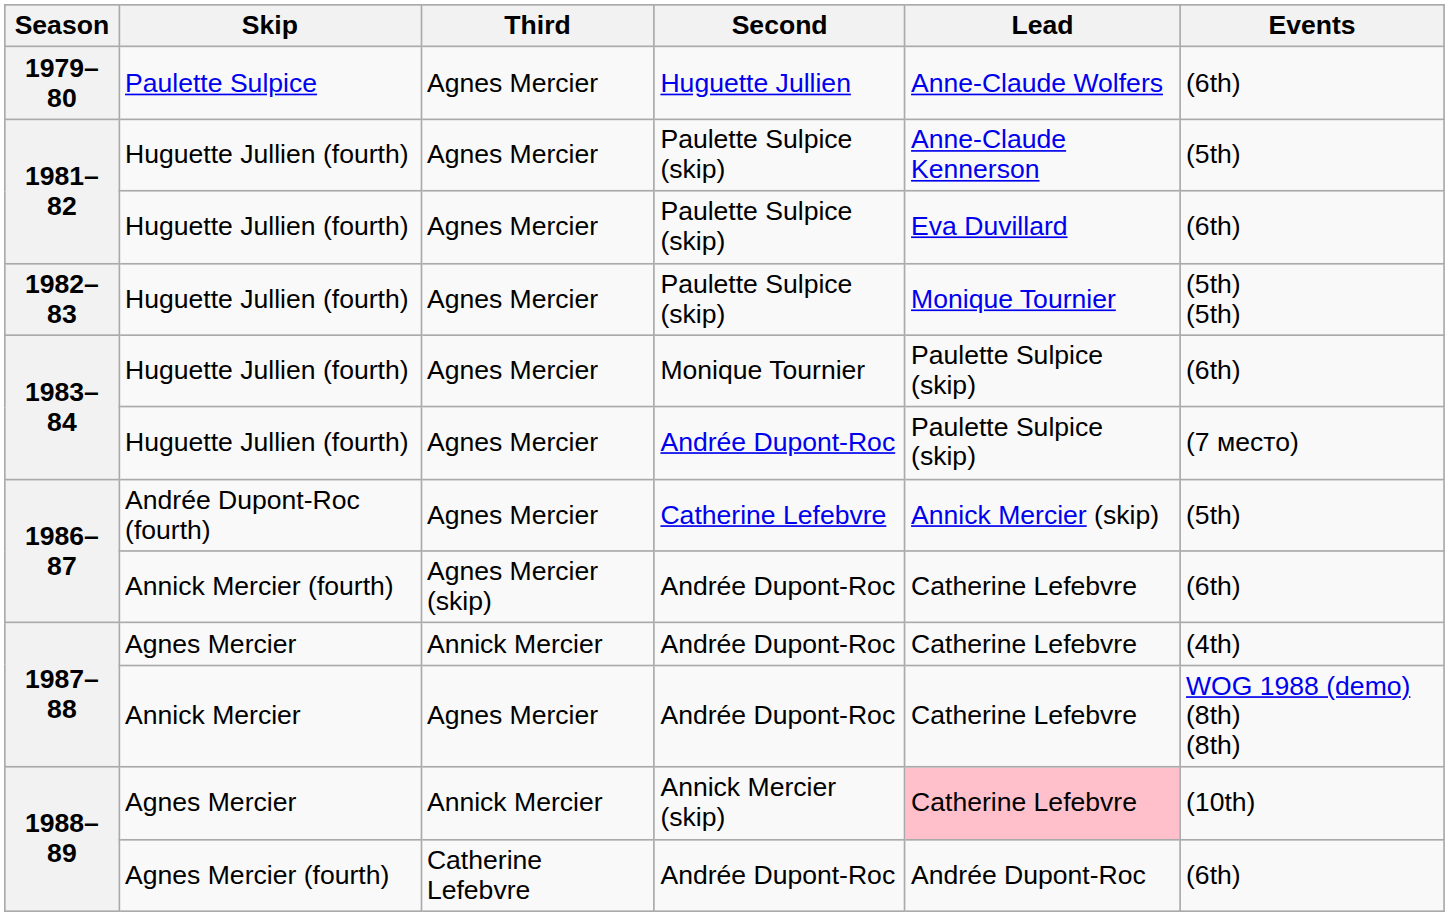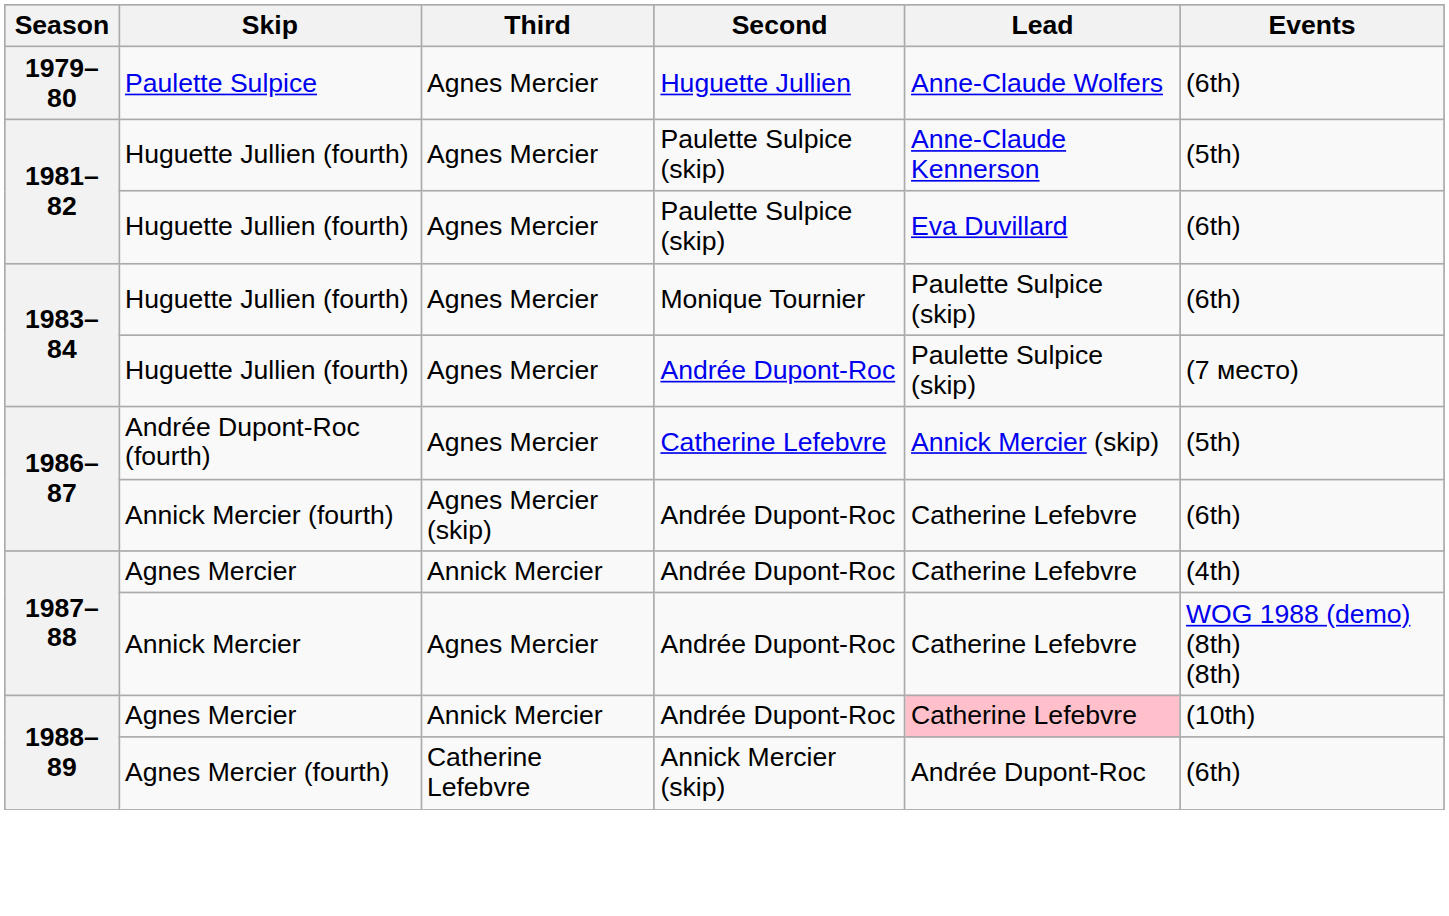- row: (62, 298)
(748, 802) Annick Mercier (skip) -> (778, 715) Andrée Dupont-Roc
(778, 874) Andrée Dupont-Roc -> (748, 772) Annick Mercier (skip)
